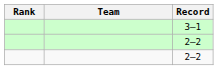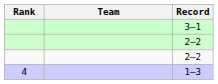+ row: (24, 72)
